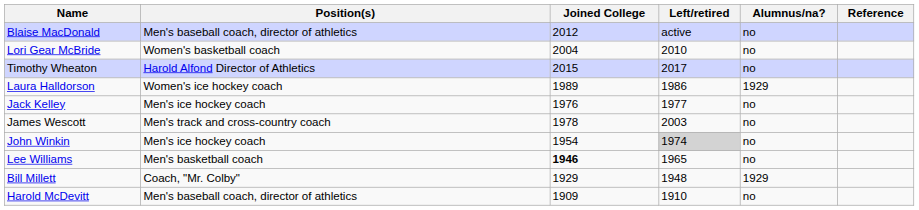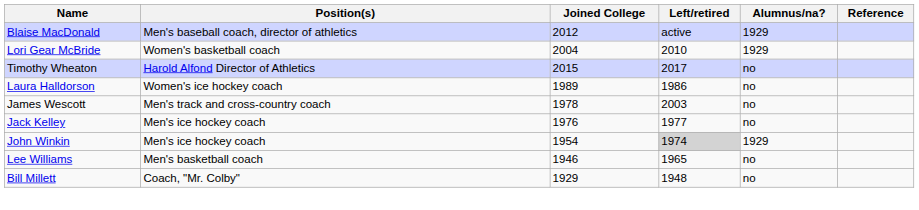(749, 31) no -> (756, 31) 1929
(749, 50) no -> (756, 50) 1929
(756, 86) 1929 -> (749, 86) no
rows swapped: (46, 123) <-> (36, 104)
(749, 141) no -> (756, 141) 1929
(565, 159) bold -> (565, 159) normal
(756, 178) 1929 -> (749, 178) no
- row: (48, 196)
